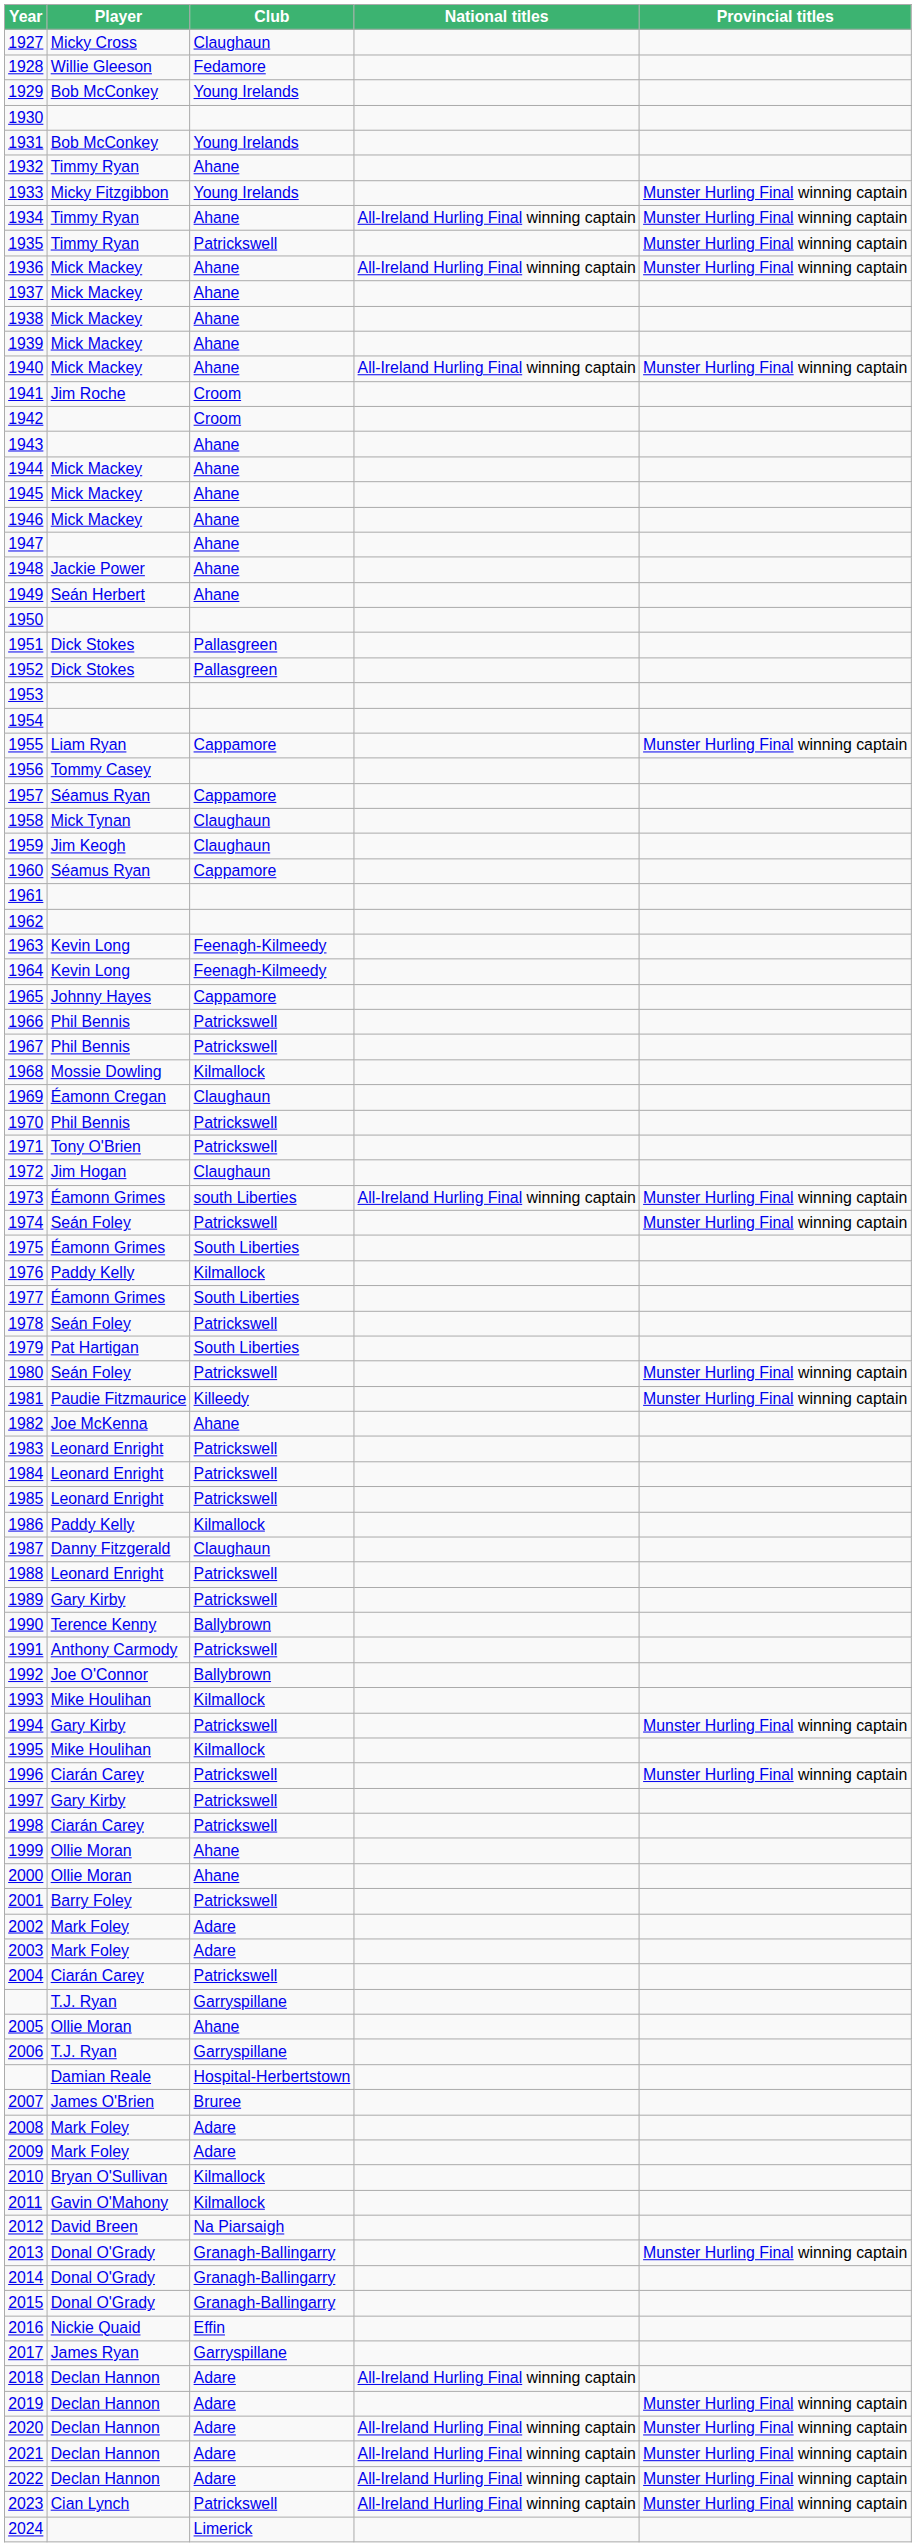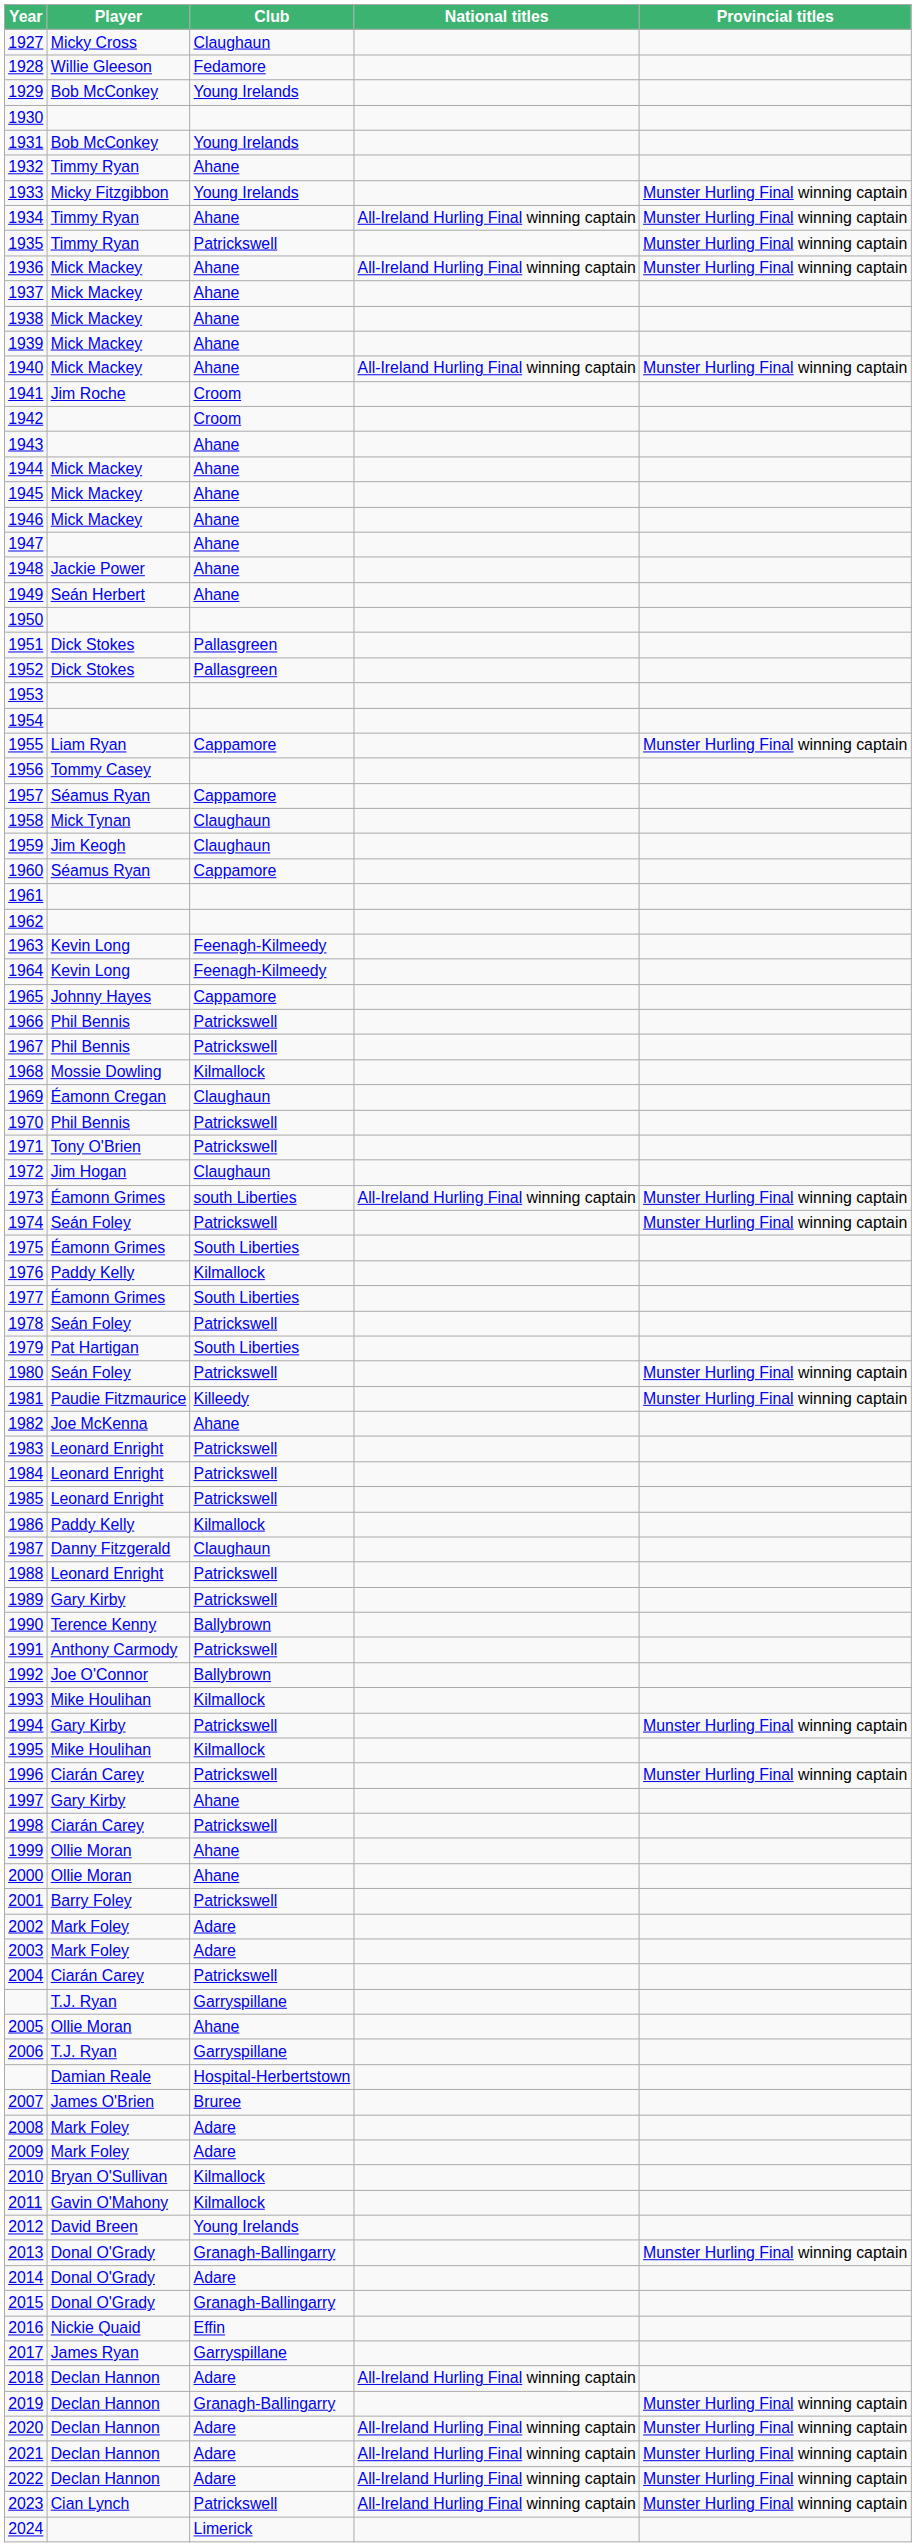(235, 1800) Patrickswell -> (216, 1800) Ahane
(239, 2227) Na Piarsaigh -> (246, 2227) Young Irelands
(264, 2277) Granagh-Ballingarry -> (215, 2277) Adare
(215, 2403) Adare -> (264, 2403) Granagh-Ballingarry
